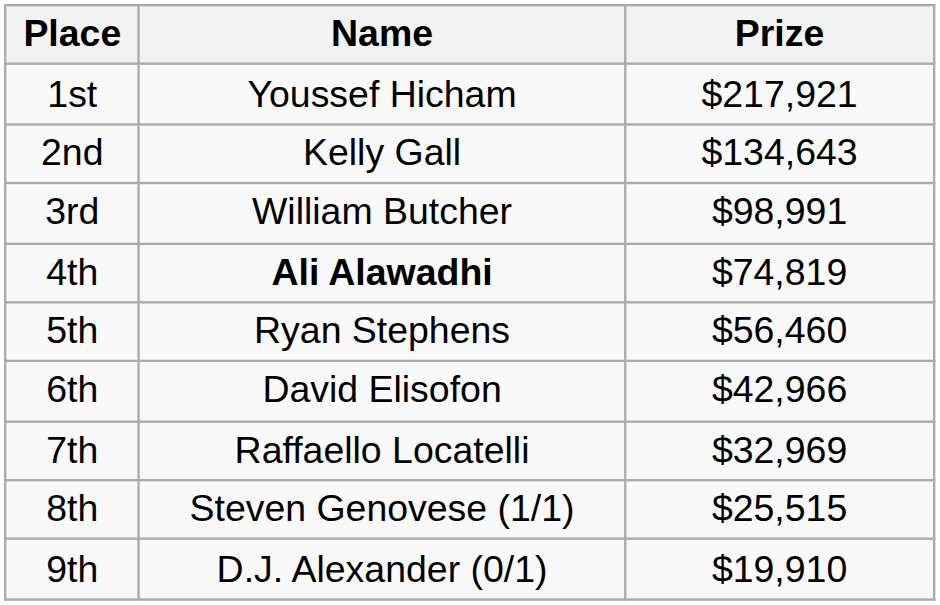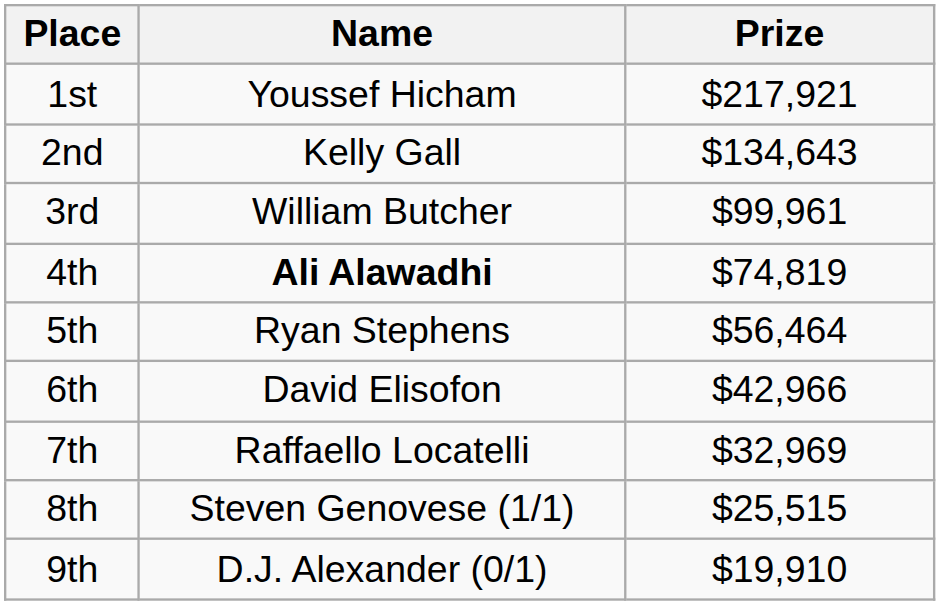(780, 212) $98,991 -> (780, 212) $99,961
(780, 331) $56,460 -> (780, 331) $56,464
